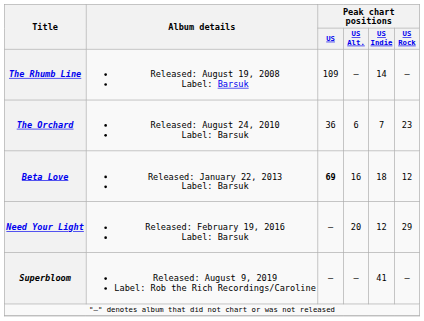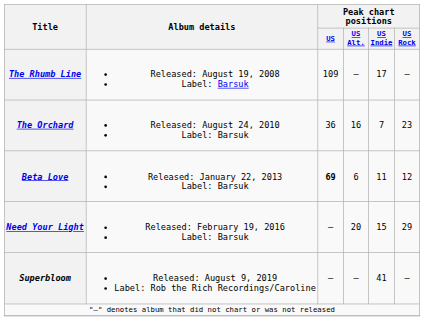(381, 74) 14 -> (381, 74) 17
(356, 125) 6 -> (356, 125) 16
(356, 176) 16 -> (356, 176) 6
(381, 176) 18 -> (381, 176) 11
(381, 227) 12 -> (381, 227) 15
